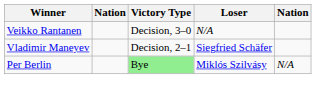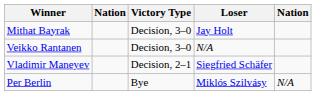+ row: (38, 30)
(140, 64) lightgreen background -> (140, 82) no background
